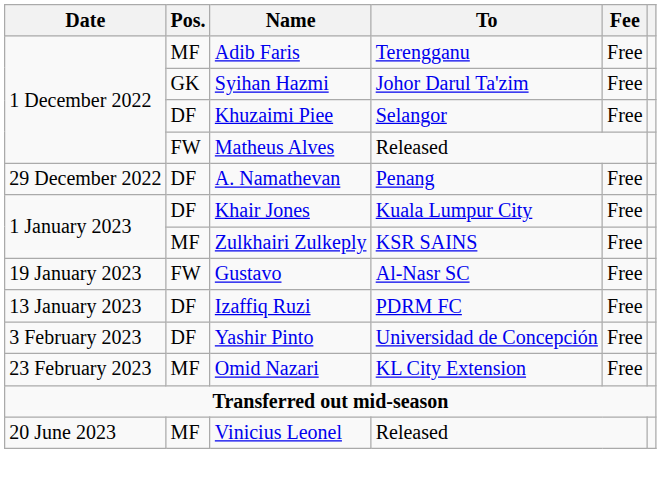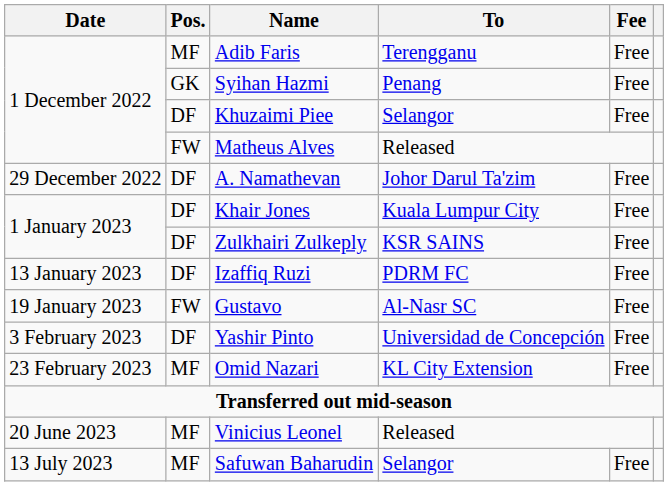(452, 83) Johor Darul Ta'zim -> (412, 83) Penang
(405, 178) Penang -> (459, 178) Johor Darul Ta'zim
(185, 242) MF -> (183, 242) DF
rows swapped: (263, 305) <-> (248, 274)
+ row: (294, 464)
